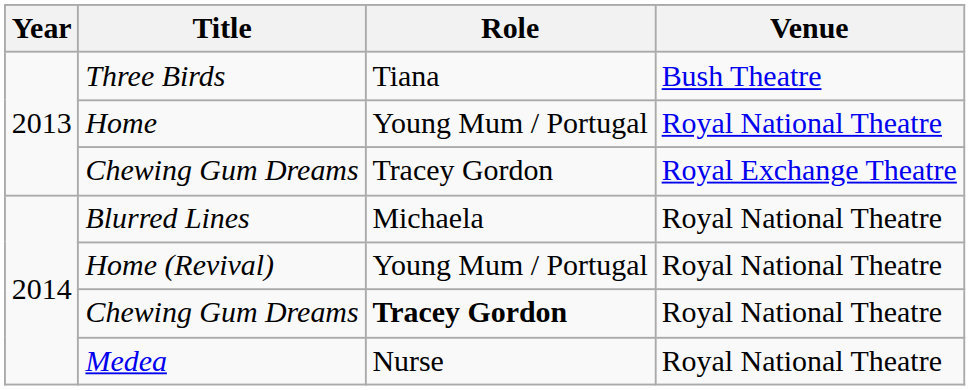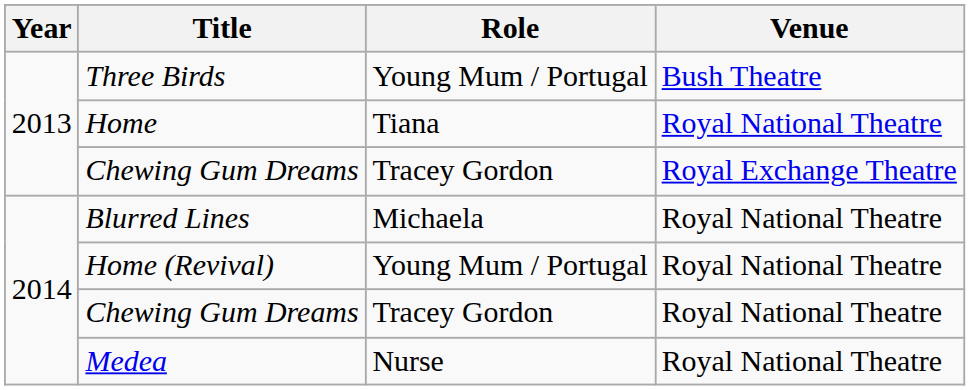(406, 75) Tiana -> (510, 75) Young Mum / Portugal
(510, 123) Young Mum / Portugal -> (406, 123) Tiana
(470, 312) bold -> (463, 312) normal
